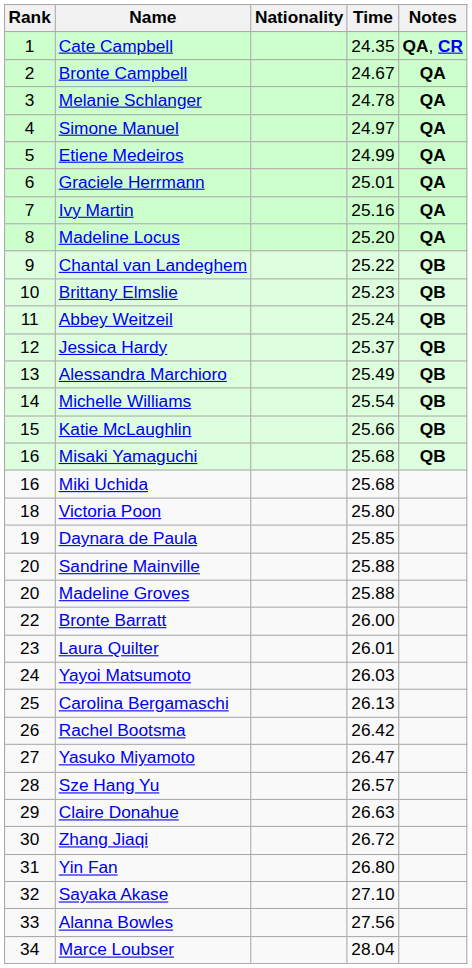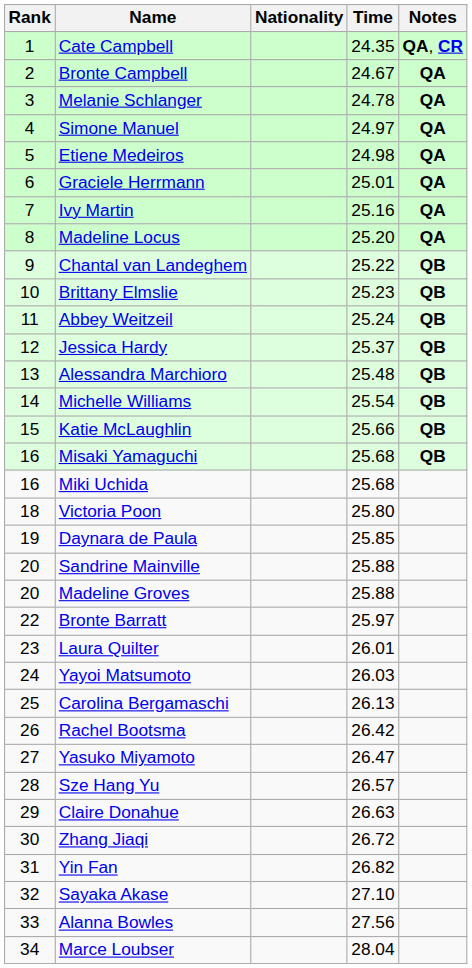(373, 155) 24.99 -> (373, 155) 24.98
(373, 374) 25.49 -> (373, 374) 25.48
(373, 621) 26.00 -> (373, 621) 25.97
(373, 867) 26.80 -> (373, 867) 26.82
